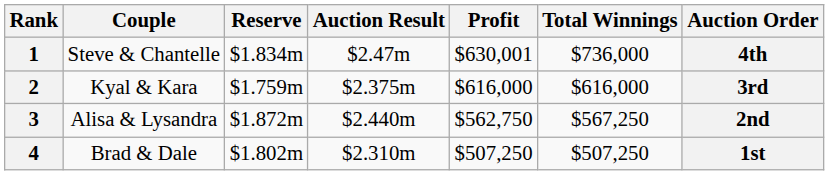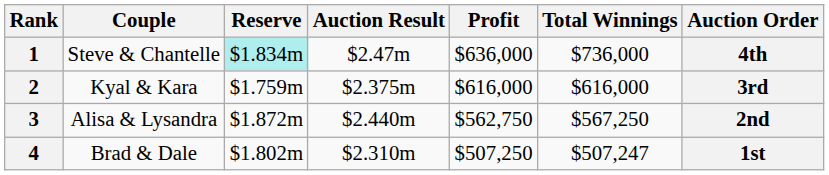(266, 53) no background -> (266, 53) paleturquoise background
(494, 53) $630,001 -> (494, 53) $636,000
(610, 152) $507,250 -> (610, 152) $507,247
